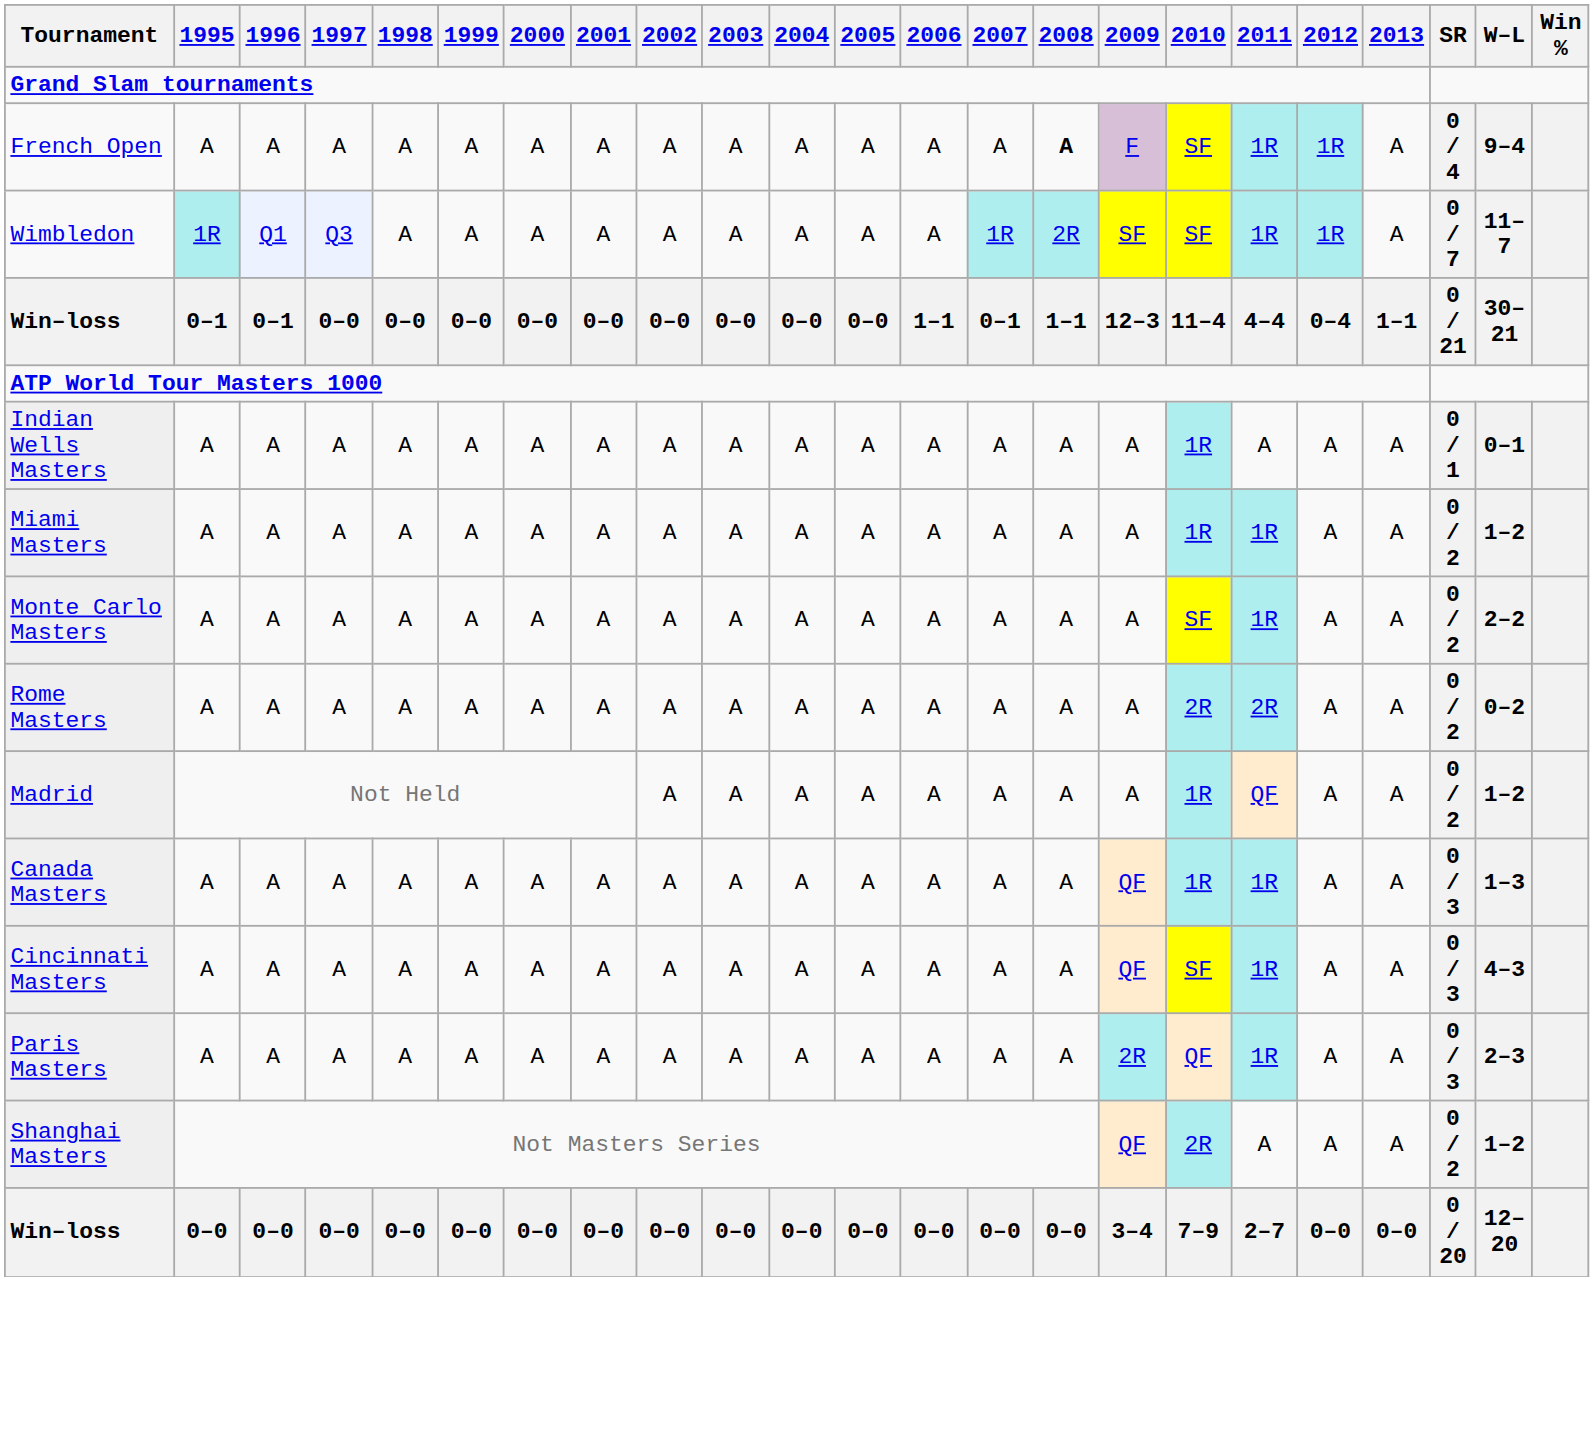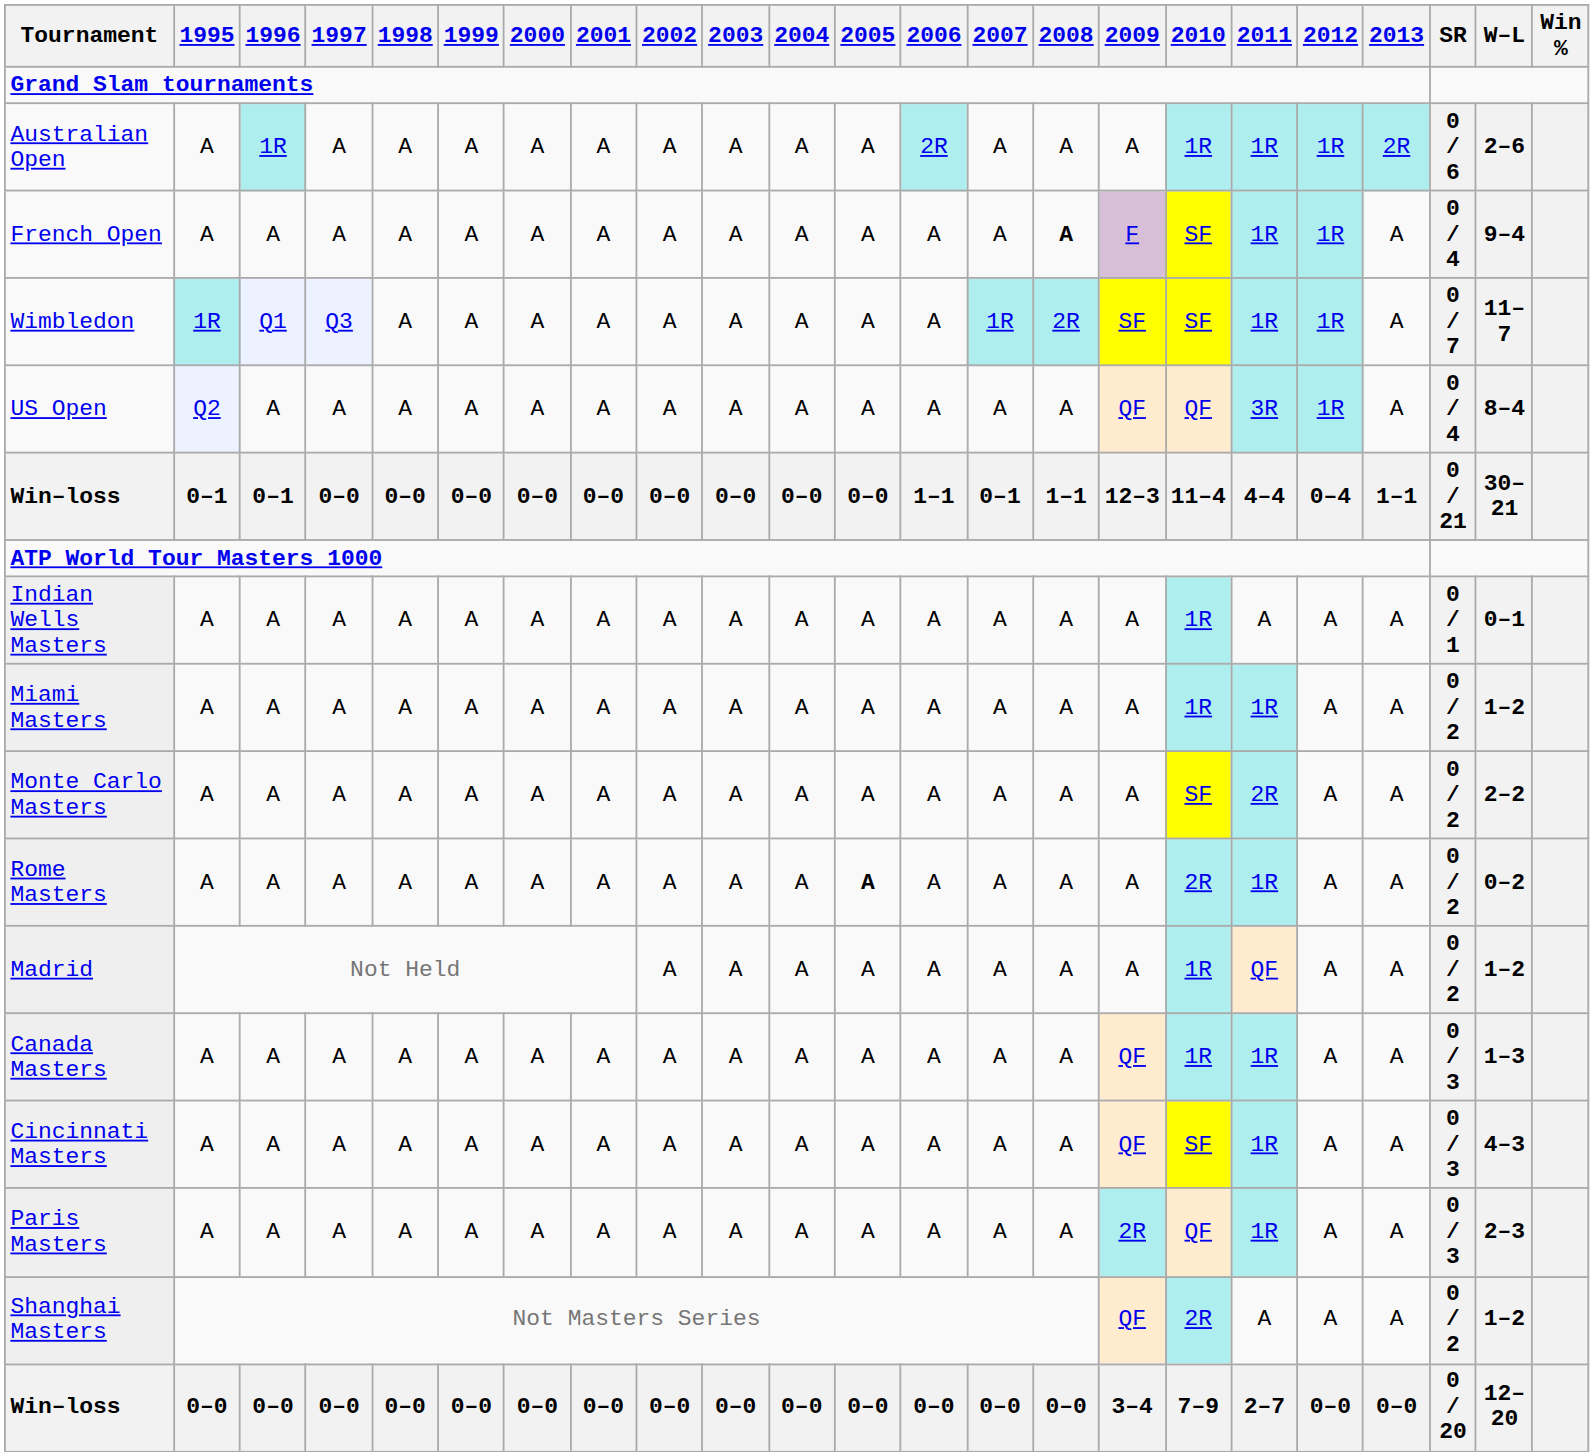+ row: (79, 147)
+ row: (59, 409)
(1264, 620) 1R -> (1264, 795) 2R
(868, 708) normal -> (868, 882) bold
(1264, 708) 2R -> (1264, 882) 1R
